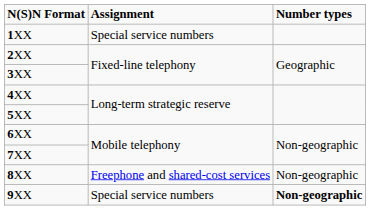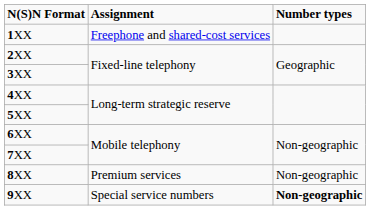(152, 34) Special service numbers -> (180, 34) Freephone and shared-cost services
(180, 174) Freephone and shared-cost services -> (136, 174) Premium services
